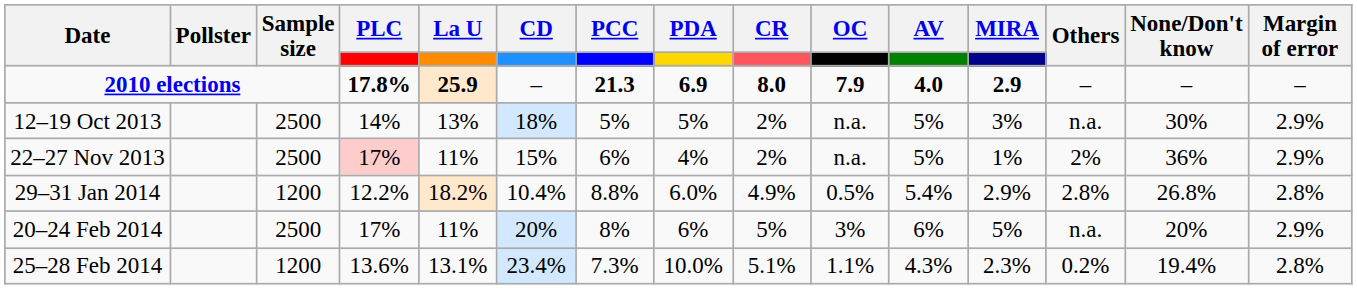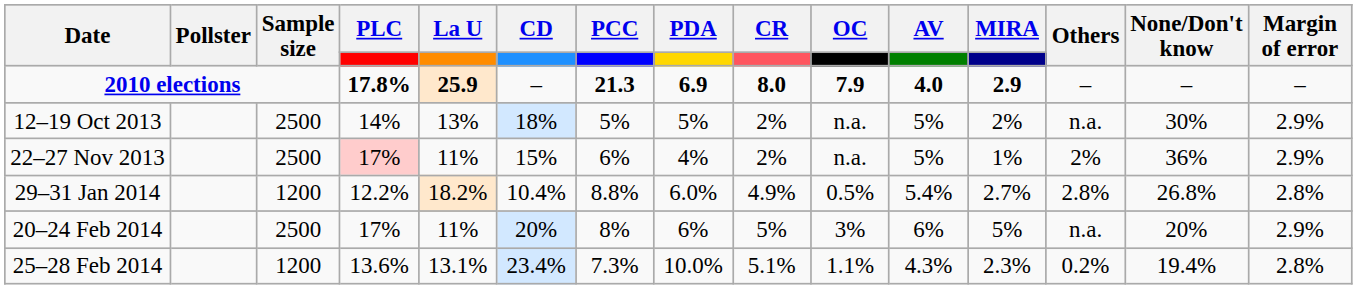(1007, 120) 3% -> (1007, 120) 2%
(1007, 193) 2.9% -> (1007, 193) 2.7%
